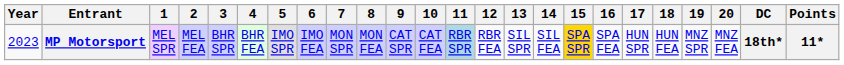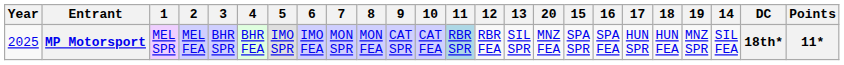columns swapped: (549, 15) <-> (726, 15)
(23, 42) 2023 -> (23, 42) 2025
(578, 42) gold background -> (578, 42) no background
